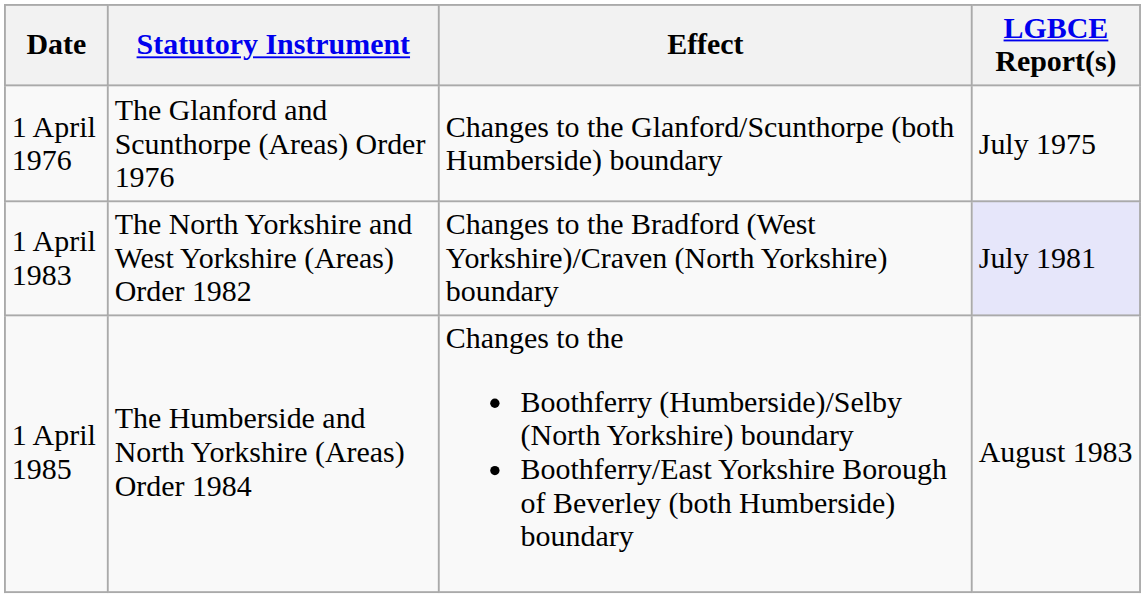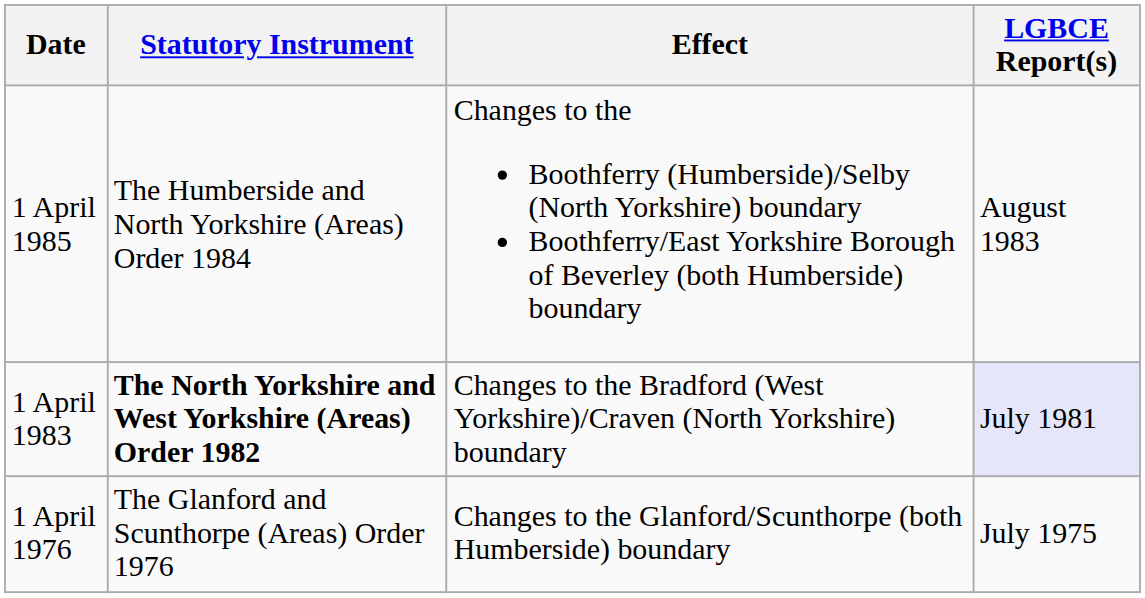rows swapped: (54, 142) <-> (54, 452)
(263, 257) normal -> (275, 418) bold
